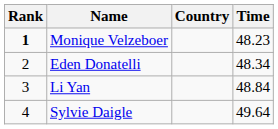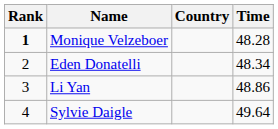(253, 40) 48.23 -> (253, 40) 48.28
(253, 87) 48.84 -> (253, 87) 48.86
